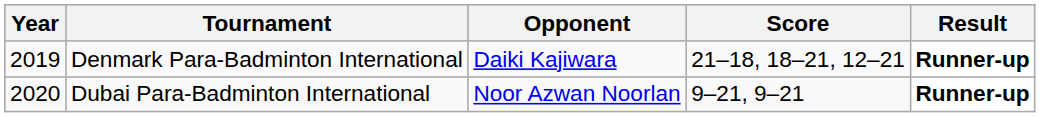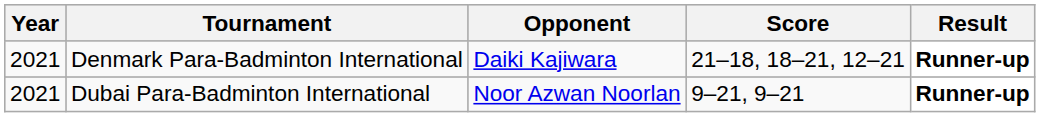(35, 59) 2019 -> (35, 59) 2021
(35, 94) 2020 -> (35, 94) 2021
